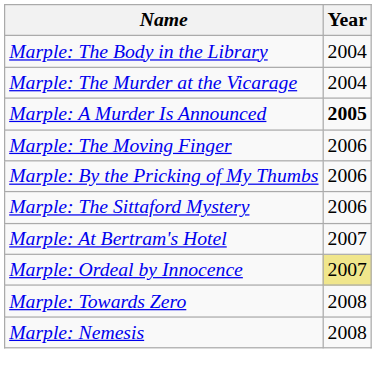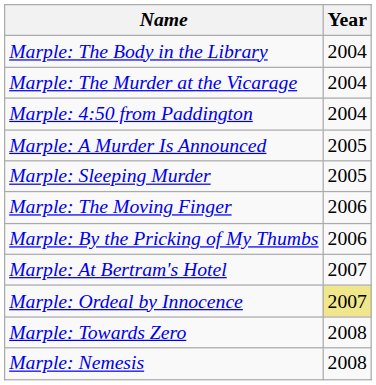+ row: (131, 113)
(347, 113) bold -> (347, 144) normal
+ row: (110, 176)
- row: (129, 207)
